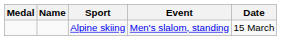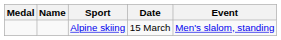columns swapped: (179, 12) <-> (254, 12)
